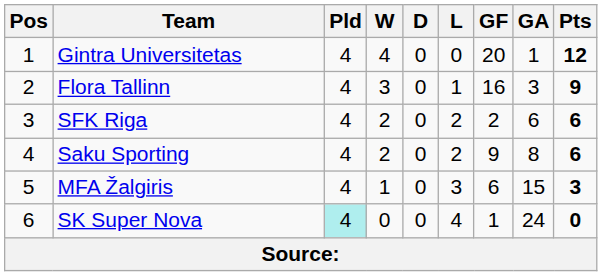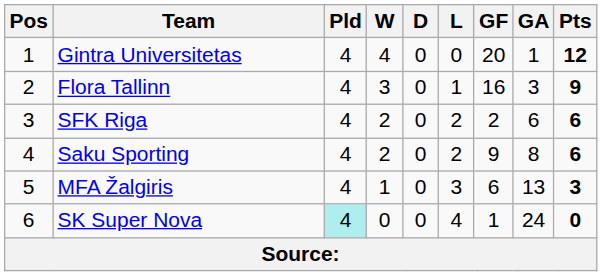(534, 187) 15 -> (534, 187) 13
